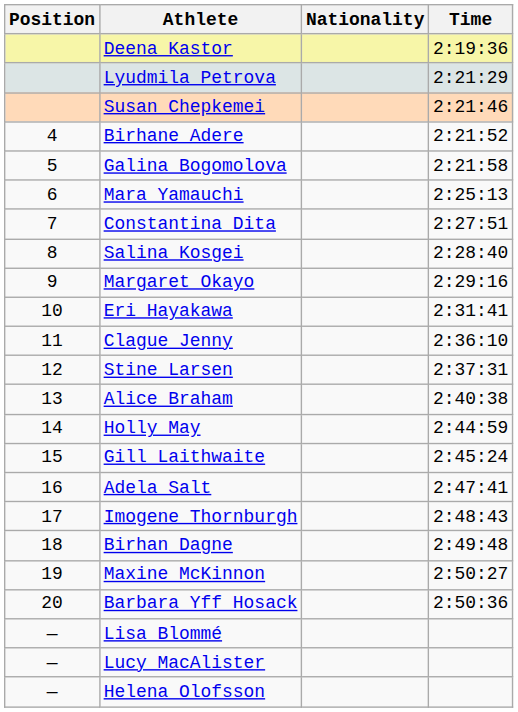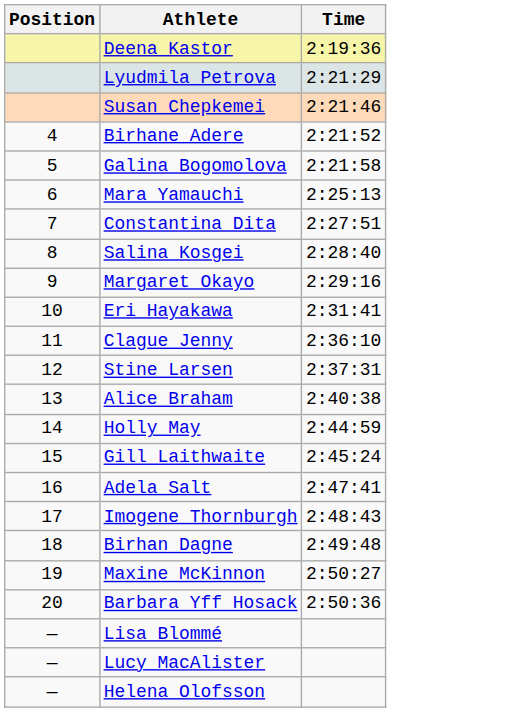- column: (365, 19)
